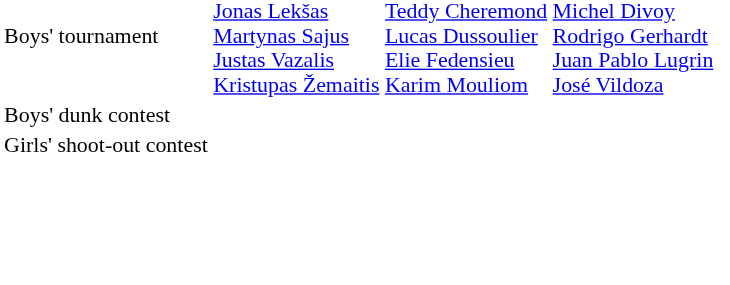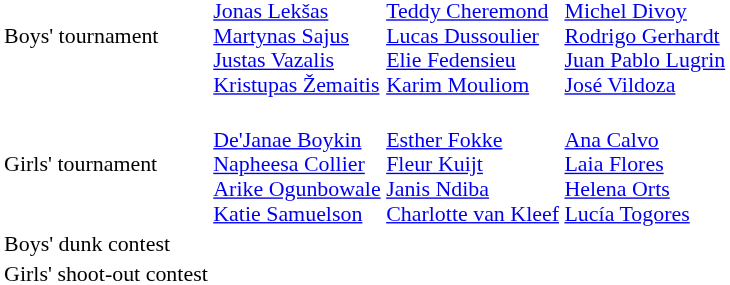+ row: (81, 164)
